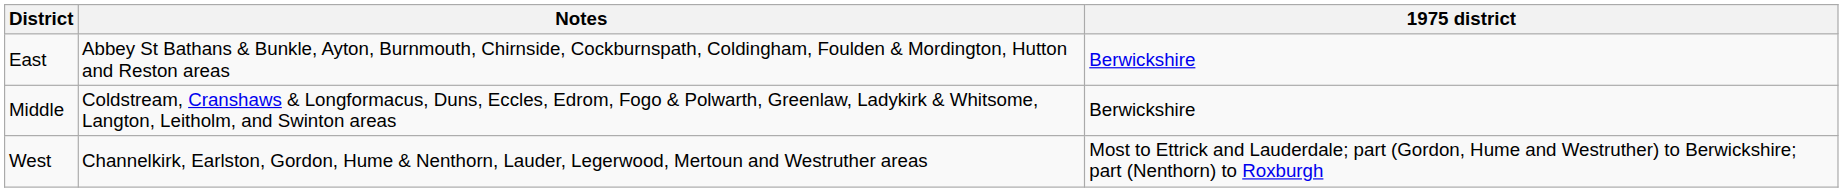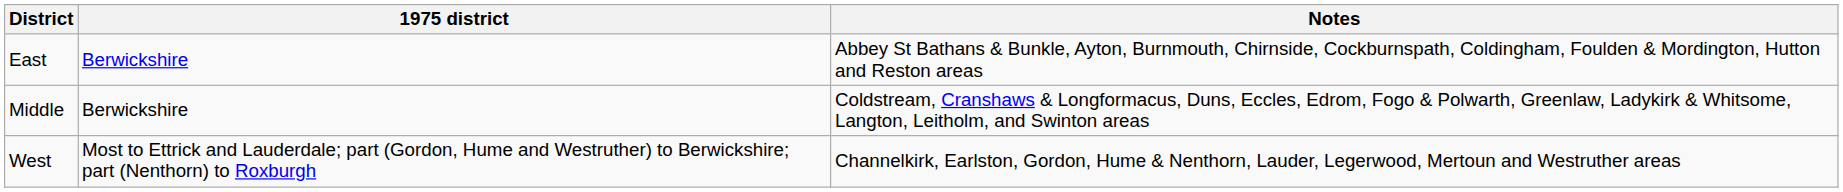columns swapped: (581, 19) <-> (1461, 19)
